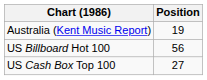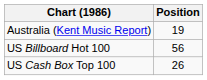(178, 65) 27 -> (178, 65) 26
